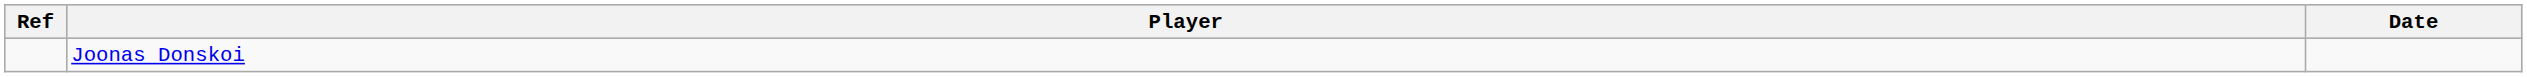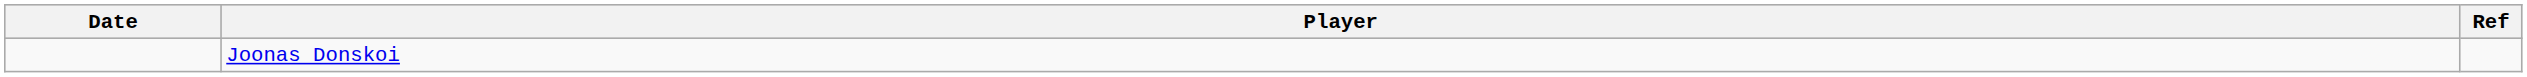columns swapped: (2413, 22) <-> (36, 22)
